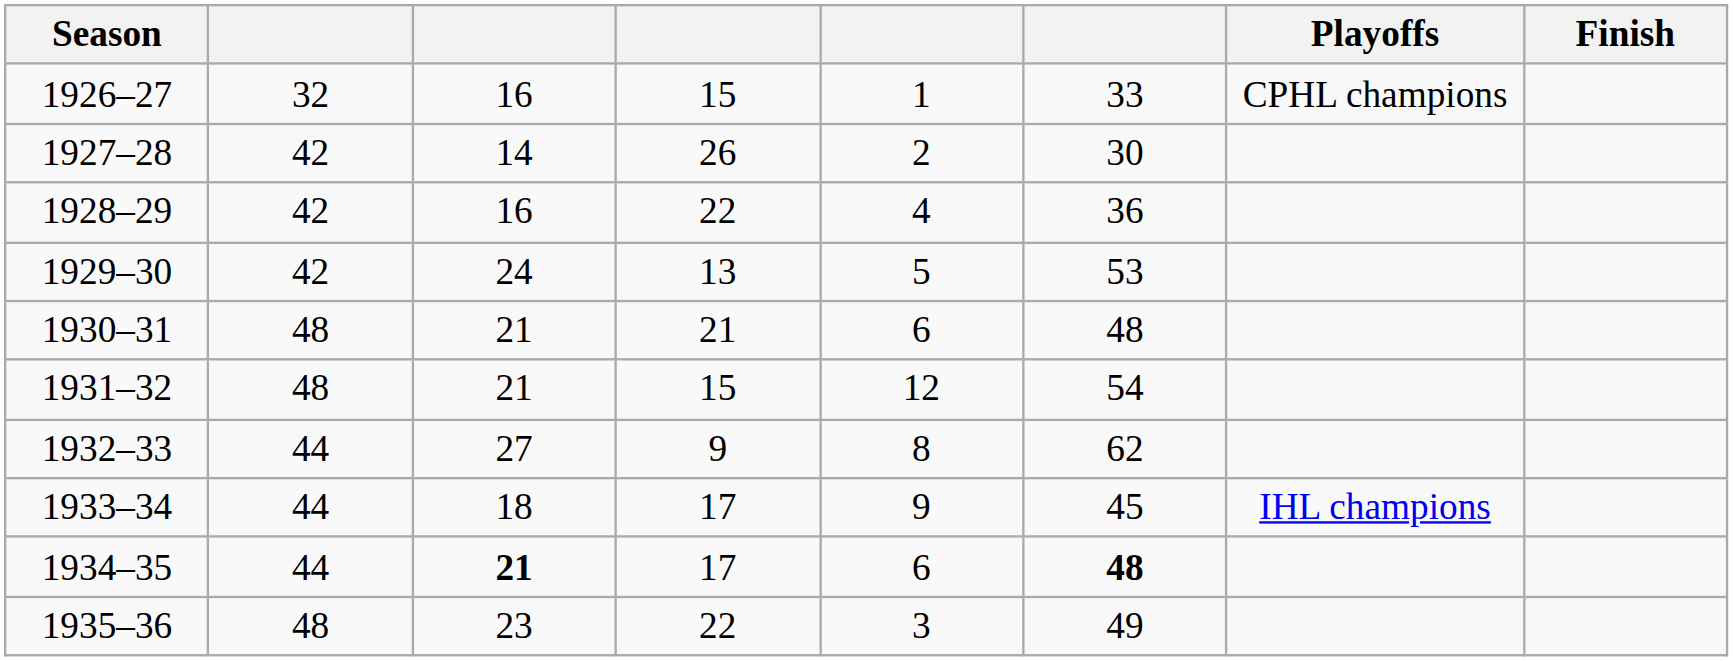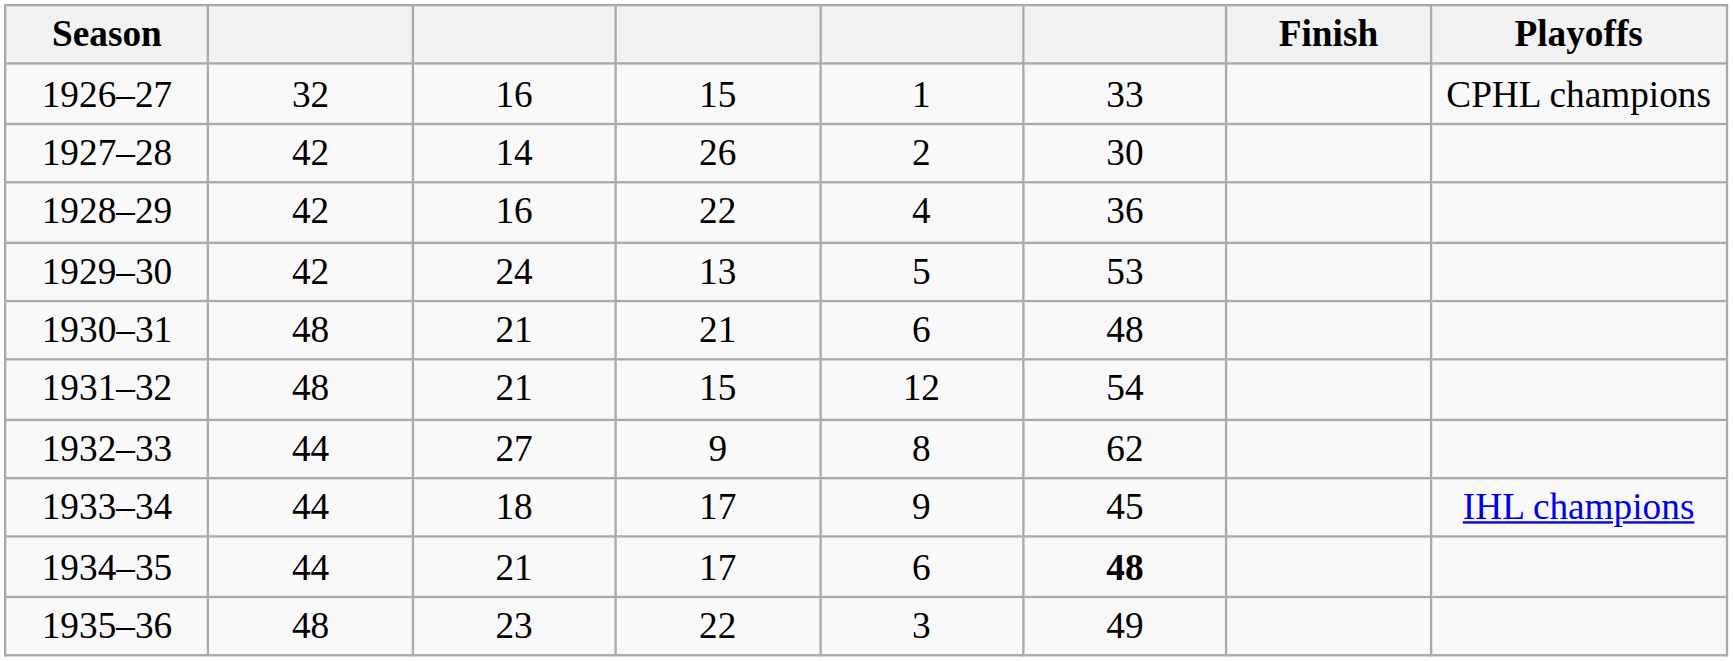columns swapped: (1625, 34) <-> (1375, 34)
(514, 566) bold -> (514, 566) normal
